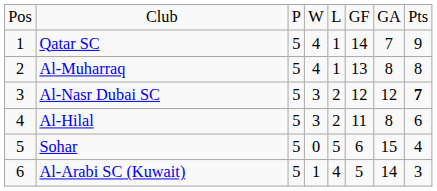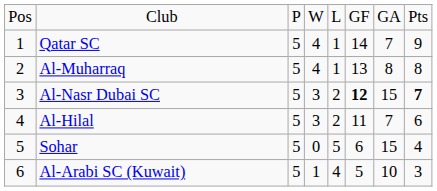(359, 95) normal -> (359, 95) bold
(389, 95) 12 -> (389, 95) 15
(389, 120) 8 -> (389, 120) 7
(389, 172) 14 -> (389, 172) 10
